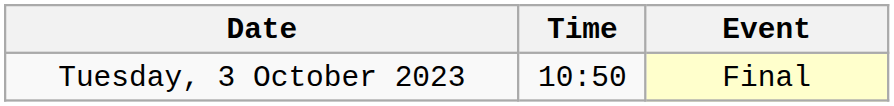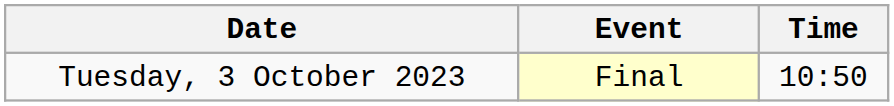columns swapped: (582, 29) <-> (767, 29)
